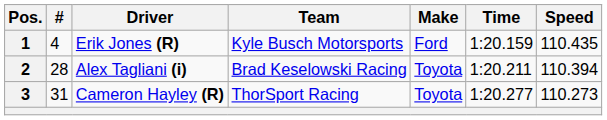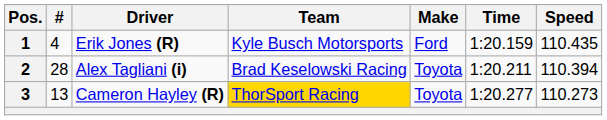(59, 95) 31 -> (59, 95) 13
(295, 95) no background -> (295, 95) gold background
